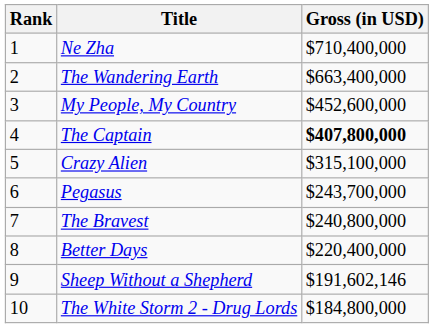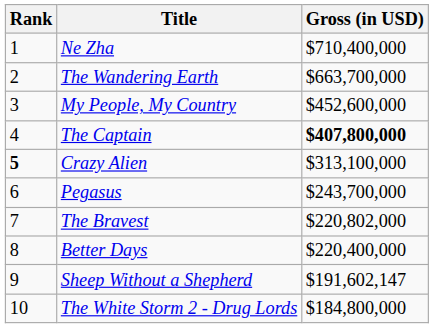(356, 76) $663,400,000 -> (356, 76) $663,700,000
(14, 163) normal -> (14, 163) bold
(356, 163) $315,100,000 -> (356, 163) $313,100,000
(356, 221) $240,800,000 -> (356, 221) $220,802,000
(356, 279) $191,602,146 -> (356, 279) $191,602,147
